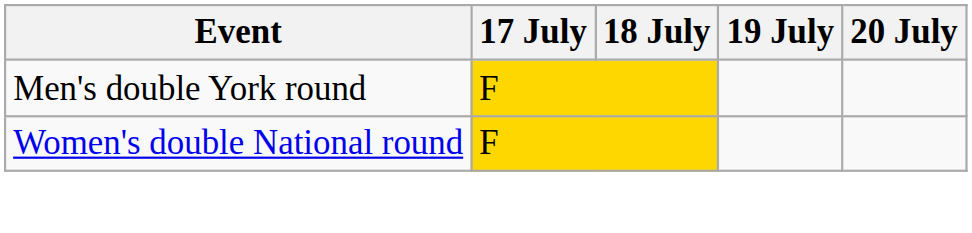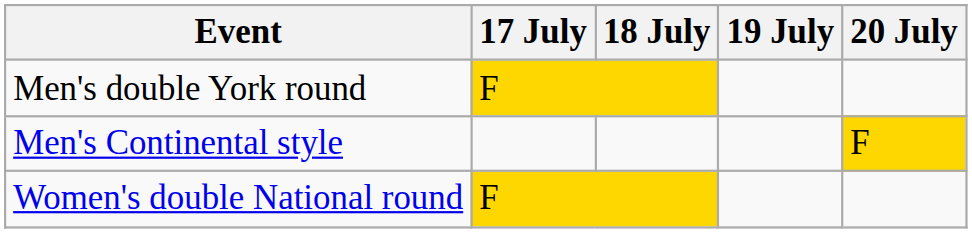+ row: (178, 142)
